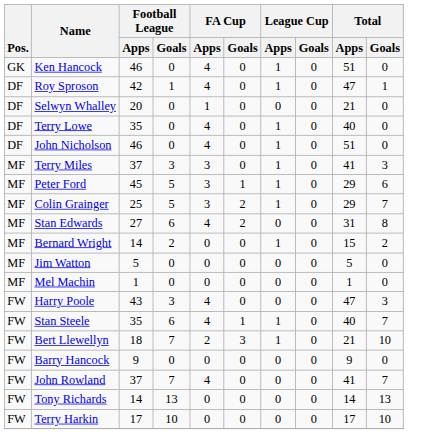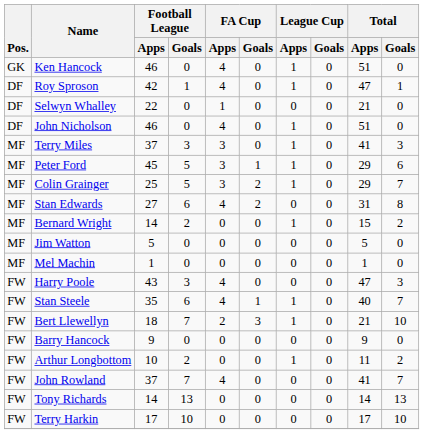(136, 106) 20 -> (151, 106) 22
- row: (63, 125)
+ row: (83, 360)
